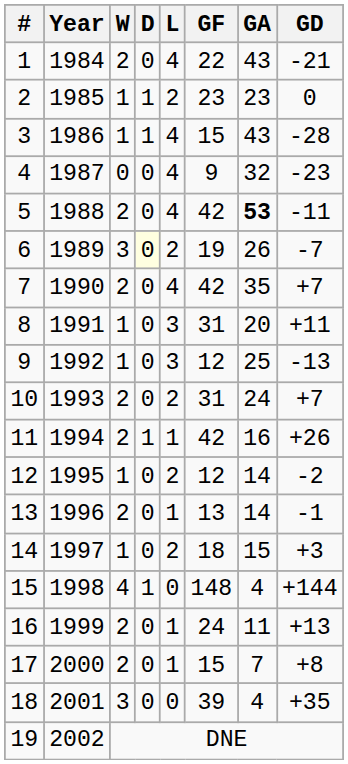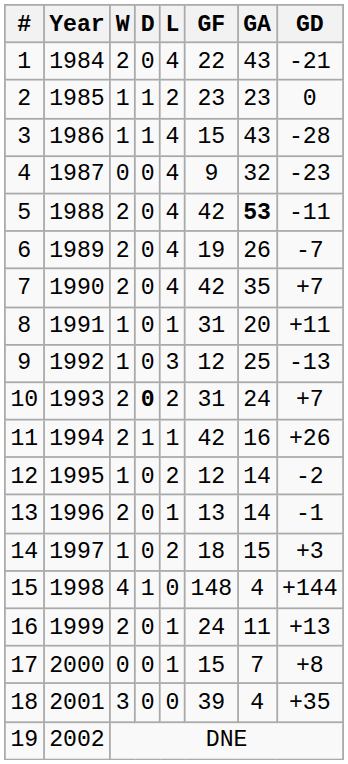(123, 250) 3 -> (123, 250) 2
(148, 250) lightyellow background -> (148, 250) no background
(173, 250) 2 -> (173, 250) 4
(173, 325) 3 -> (173, 325) 1
(148, 401) normal -> (148, 401) bold
(123, 665) 2 -> (123, 665) 0
